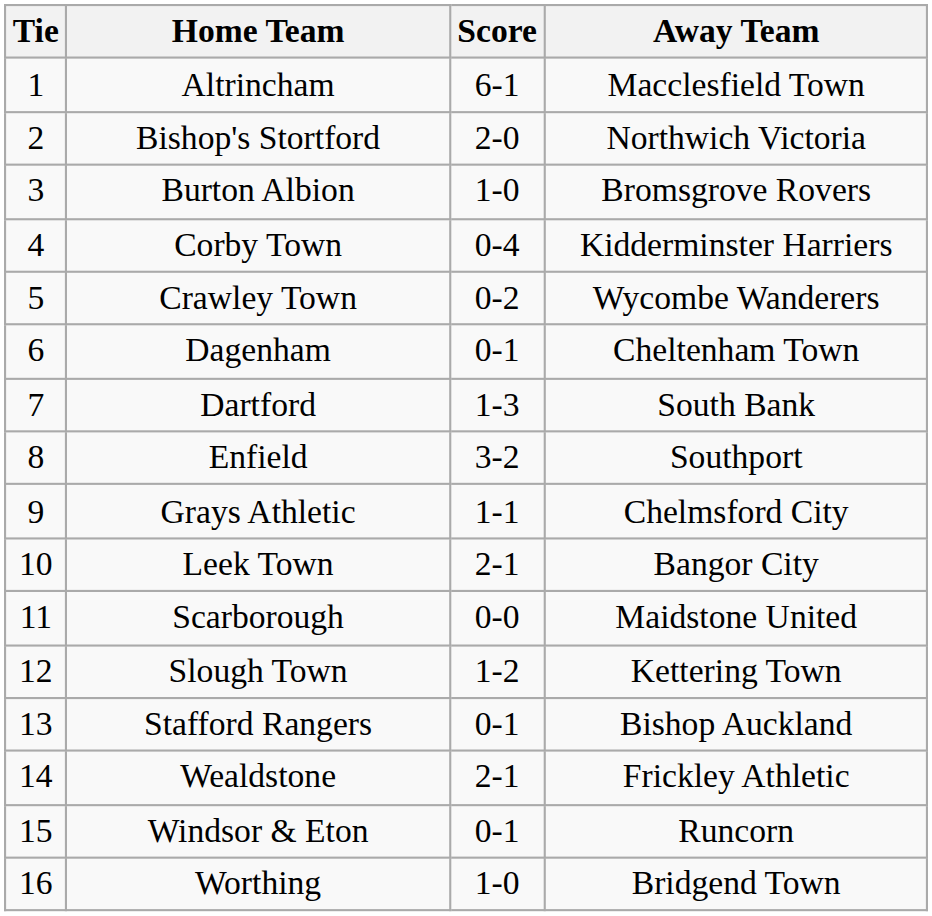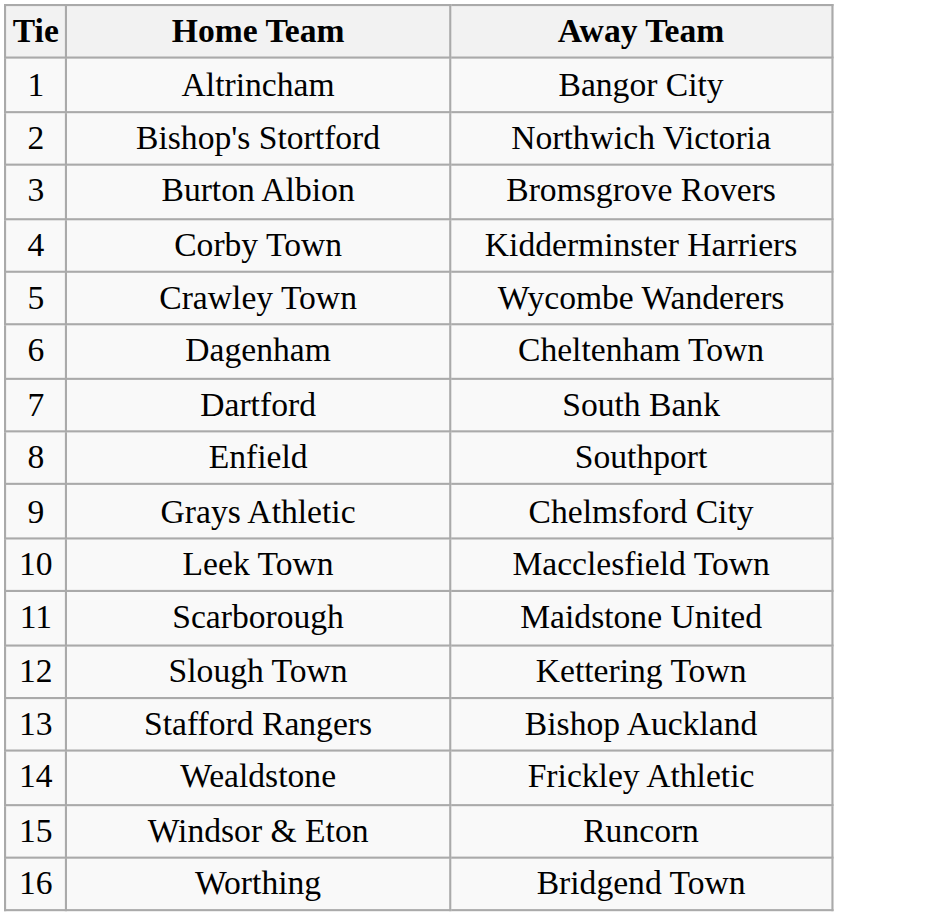- column: (497, 31)
(736, 84) Macclesfield Town -> (641, 84) Bangor City
(736, 564) Bangor City -> (641, 564) Macclesfield Town
